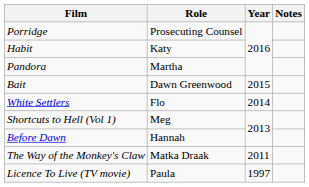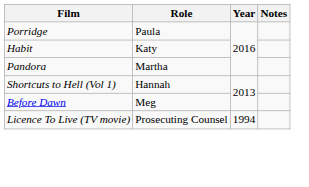(196, 31) Prosecuting Counsel -> (148, 31) Paula
- row: (16, 84)
- row: (38, 102)
(160, 119) Meg -> (153, 84) Hannah
(167, 137) Hannah -> (146, 102) Meg
- row: (76, 155)
(162, 173) Paula -> (181, 119) Prosecuting Counsel
(259, 173) 1997 -> (244, 119) 1994
